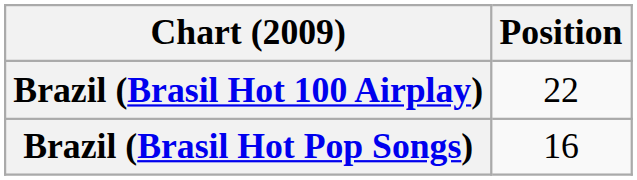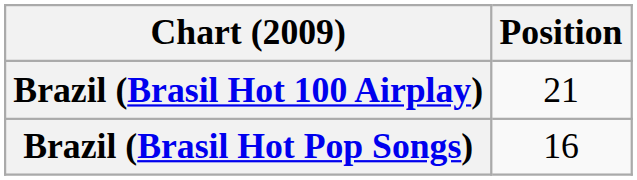(561, 89) 22 -> (561, 89) 21
